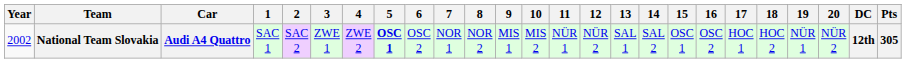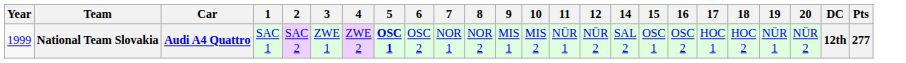- column: (625, 13)
(19, 40) 2002 -> (19, 40) 1999
(889, 40) 305 -> (861, 40) 277
